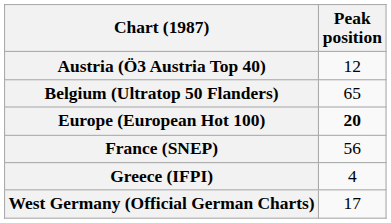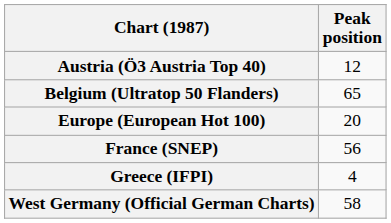(352, 120) bold -> (352, 120) normal
(352, 203) 17 -> (352, 203) 58
